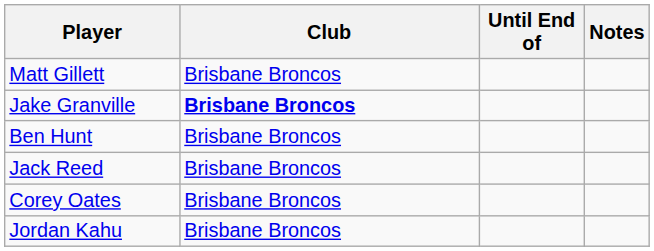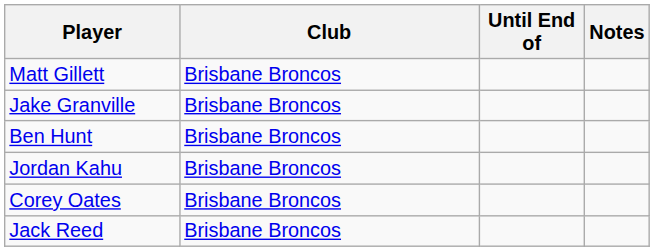(270, 106) bold -> (263, 106) normal
rows swapped: (66, 231) <-> (56, 168)
